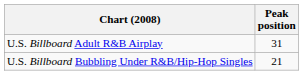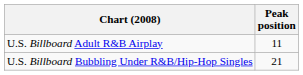(277, 43) 31 -> (277, 43) 11
